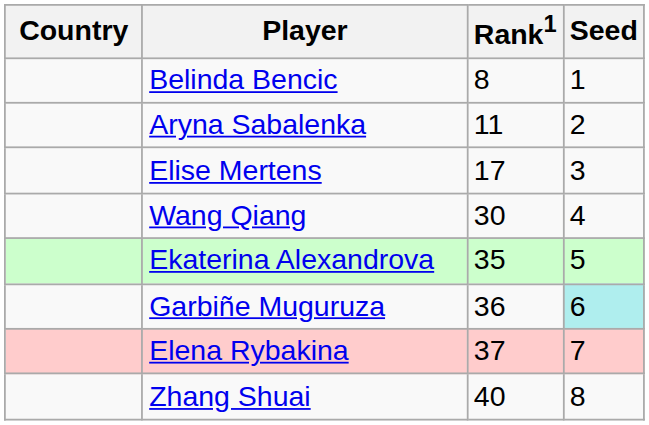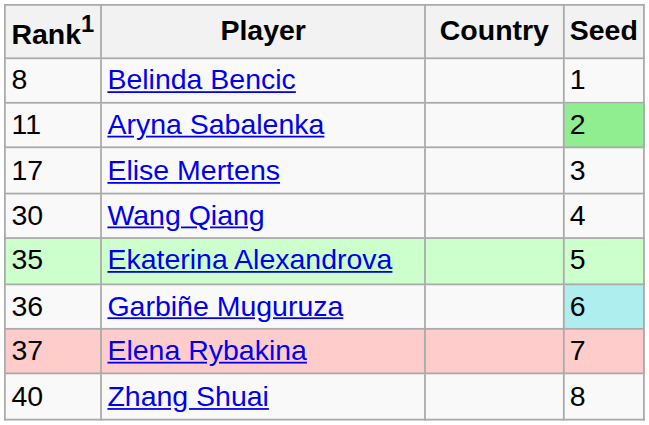columns swapped: (74, 30) <-> (515, 30)
(578, 125) no background -> (578, 125) lightgreen background
